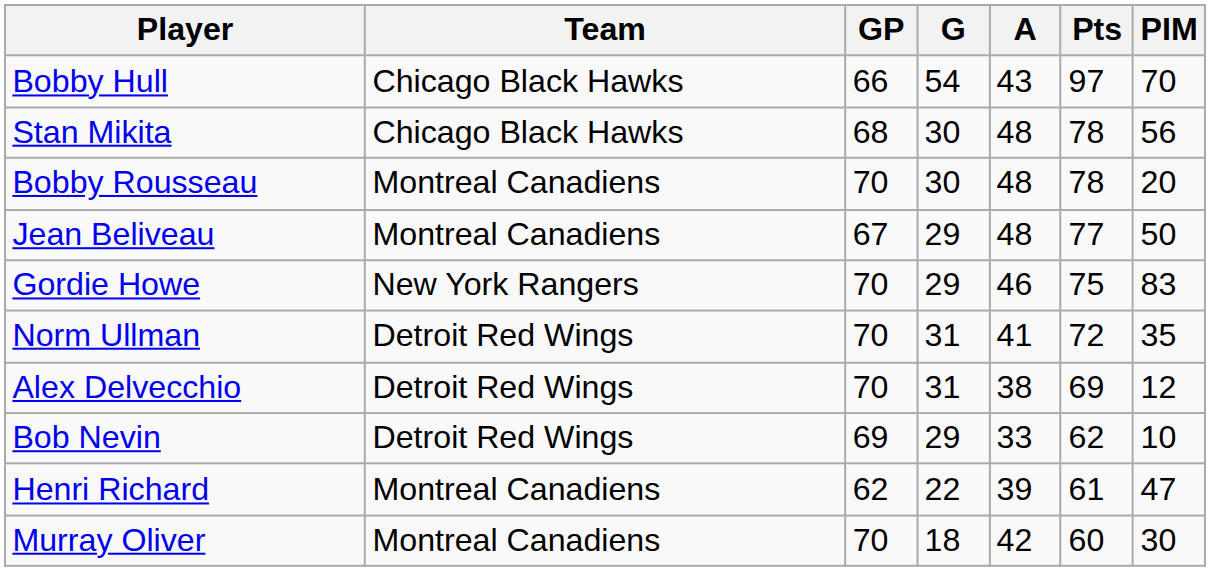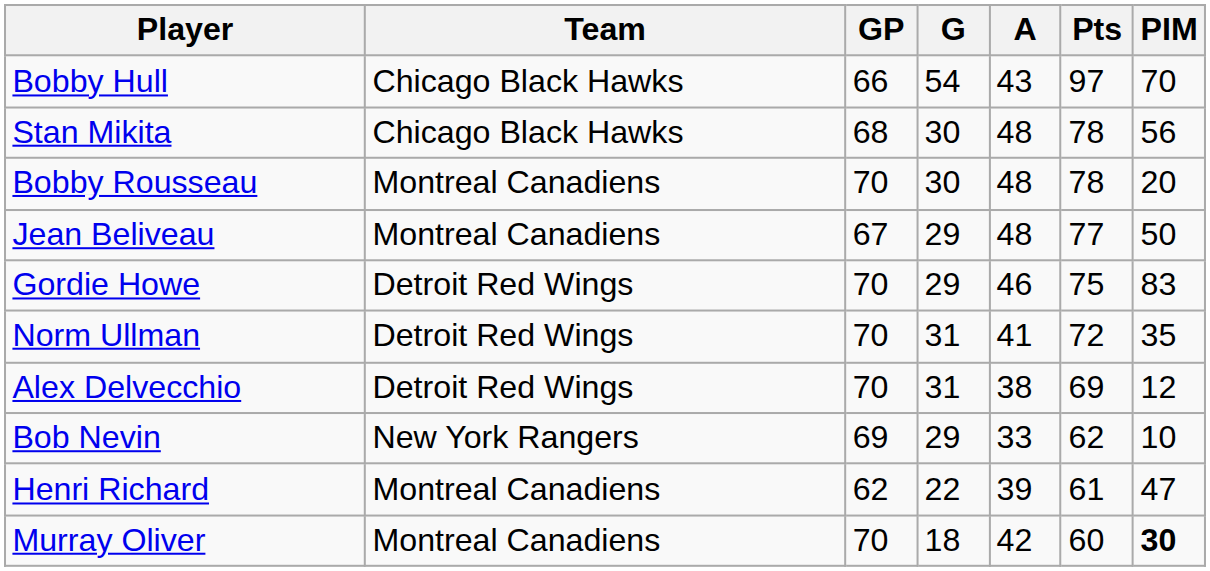(506, 285) New York Rangers -> (503, 285) Detroit Red Wings
(503, 438) Detroit Red Wings -> (506, 438) New York Rangers
(1158, 540) normal -> (1158, 540) bold
